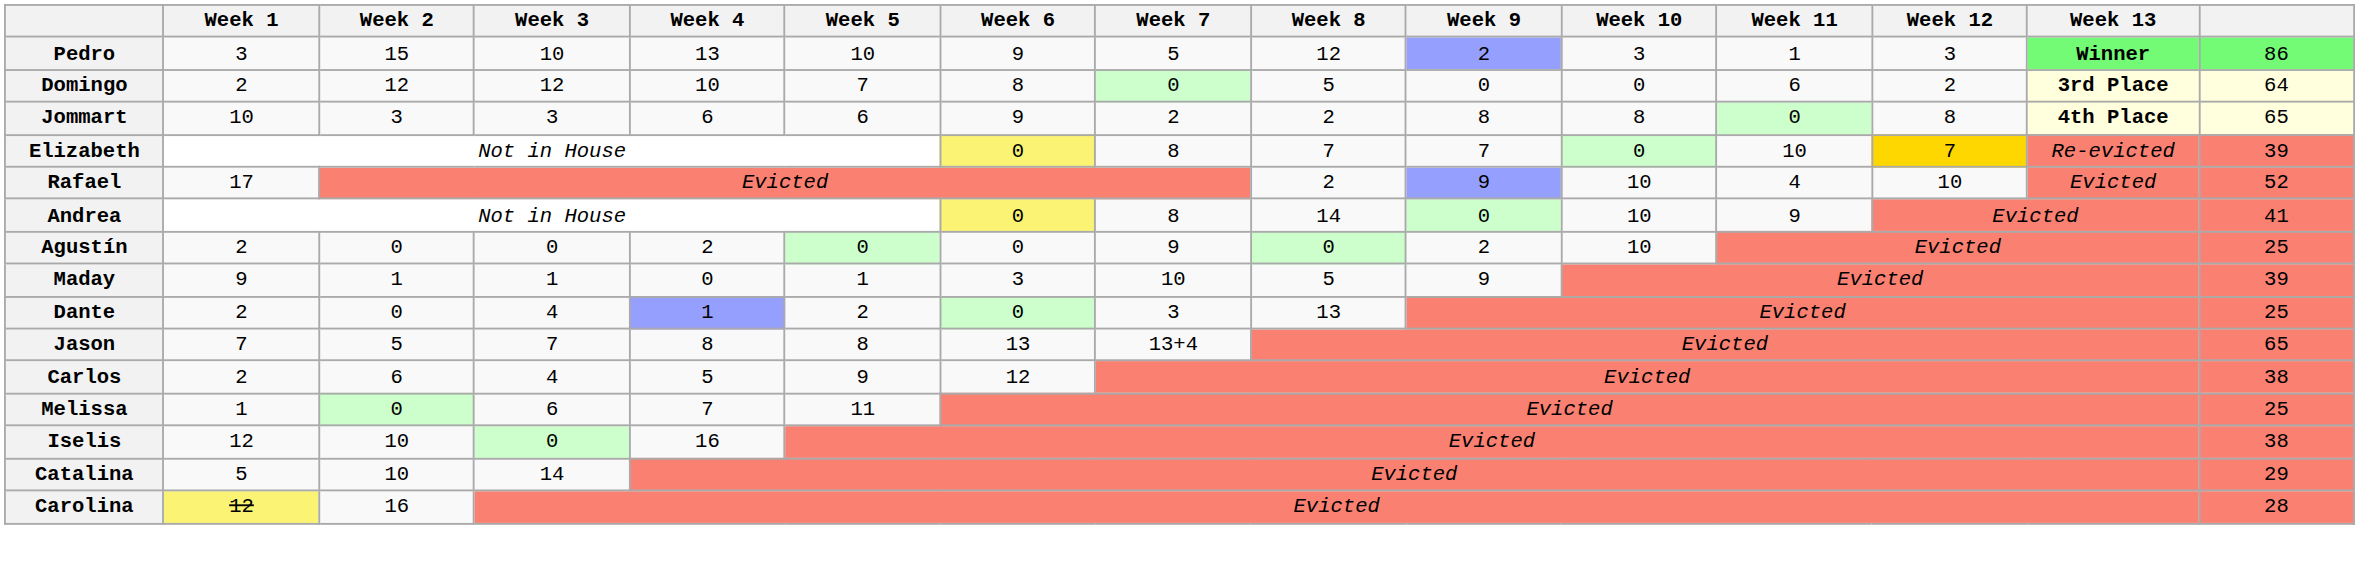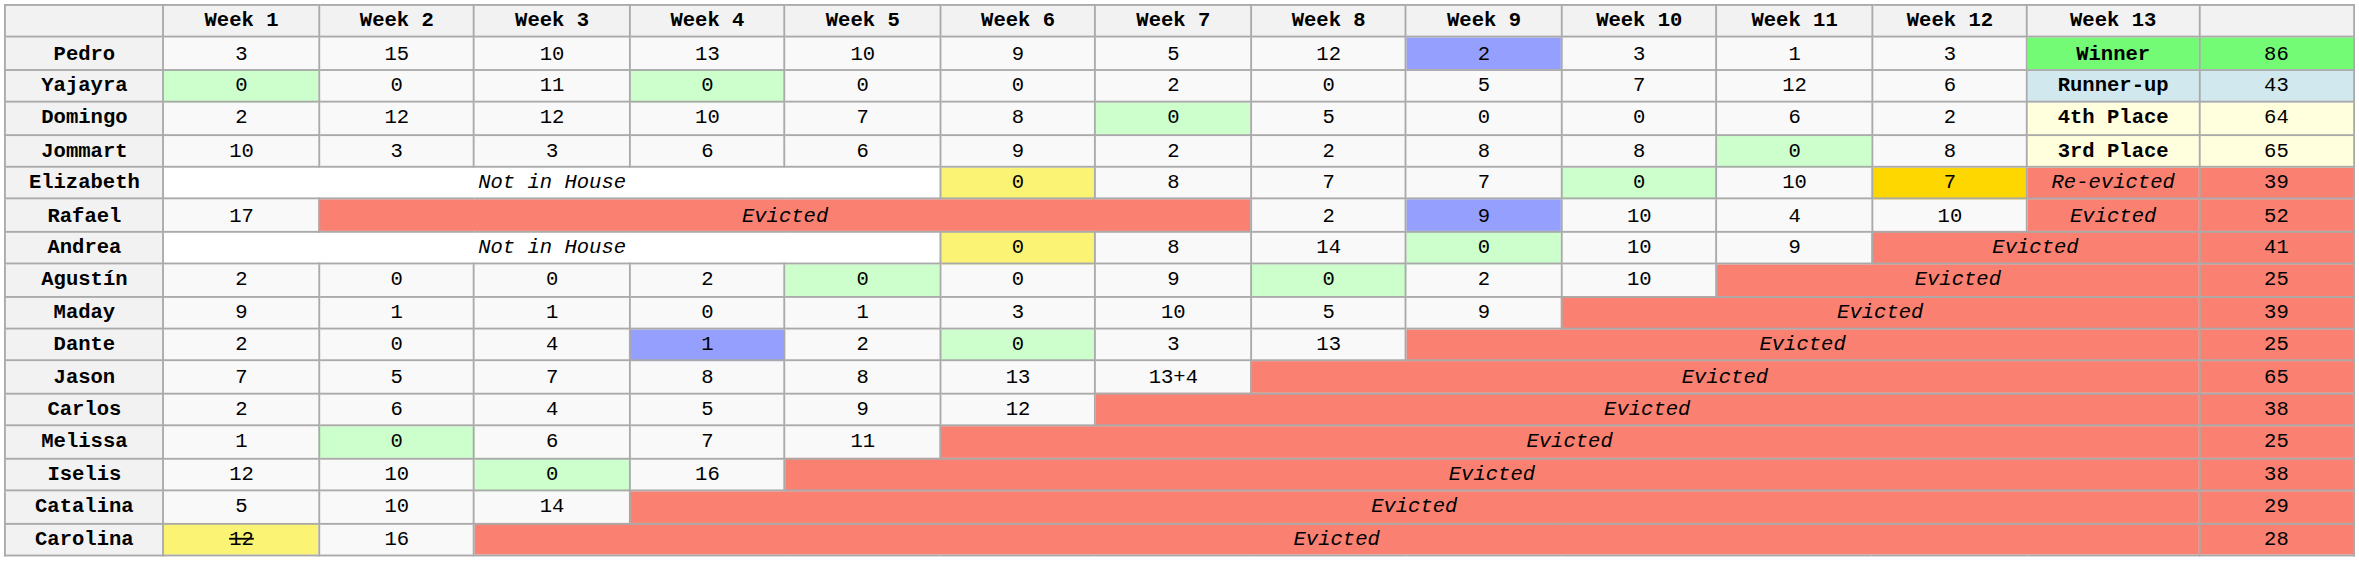+ row: (84, 86)
(2113, 86) 3rd Place -> (2113, 118) 4th Place
(2113, 118) 4th Place -> (2113, 151) 3rd Place
